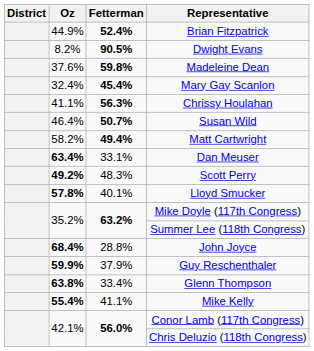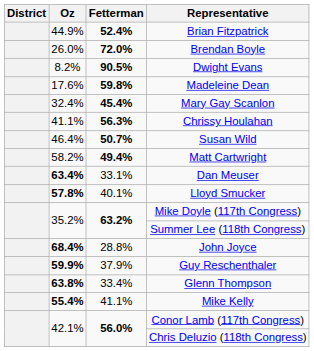+ row: (228, 49)
(67, 67) 37.6% -> (67, 85) 17.6%
- row: (228, 175)
